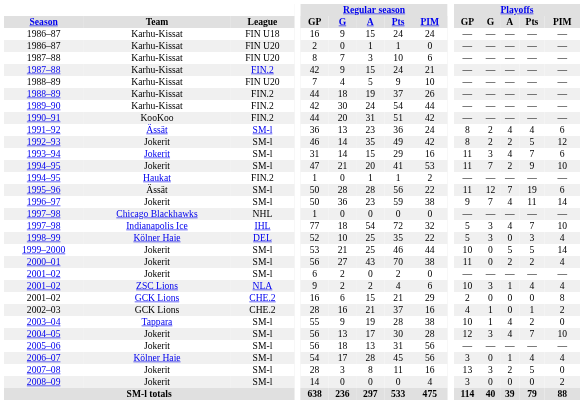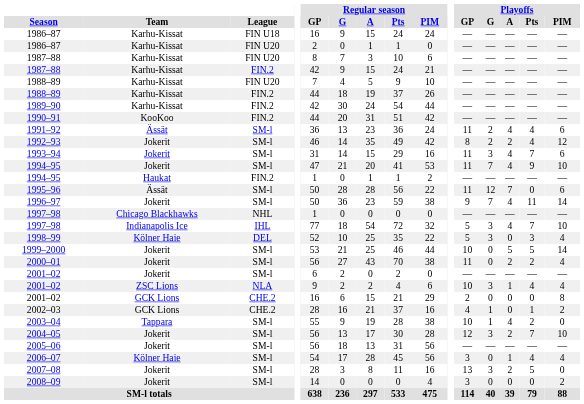(467, 130) 8 -> (467, 130) 11
(532, 142) 5 -> (532, 142) 4
(510, 166) 2 -> (510, 166) 4
(532, 190) 19 -> (532, 190) 0
(510, 334) 4 -> (510, 334) 2
